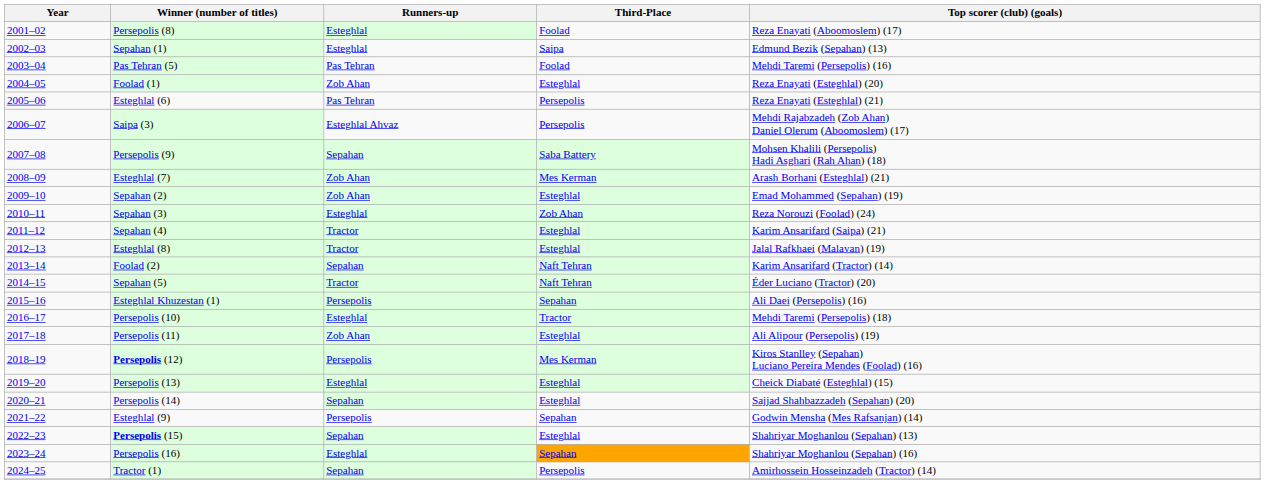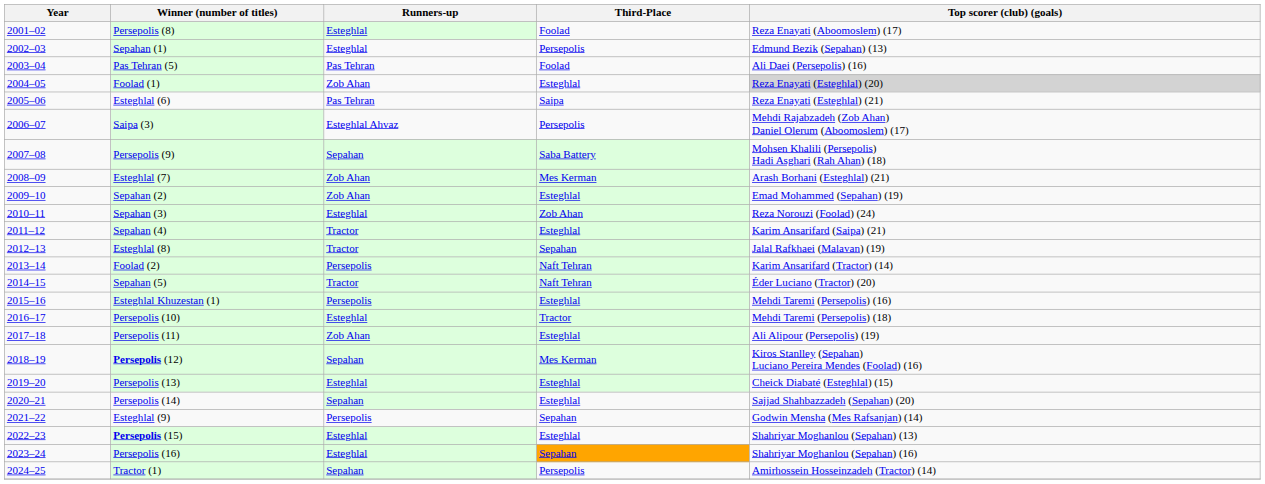(551, 48) Saipa -> (562, 48) Persepolis
(822, 65) Mehdi Taremi (Persepolis) (16) -> (809, 65) Ali Daei (Persepolis) (16)
(817, 83) no background -> (817, 83) lightgrey background
(562, 100) Persepolis -> (551, 100) Saipa
(560, 248) Esteghlal -> (558, 248) Sepahan
(345, 265) Sepahan -> (349, 265) Persepolis
(558, 300) Sepahan -> (560, 300) Esteghlal
(809, 300) Ali Daei (Persepolis) (16) -> (822, 300) Mehdi Taremi (Persepolis) (16)
(349, 359) Persepolis -> (345, 359) Sepahan
(345, 435) Sepahan -> (347, 435) Esteghlal
